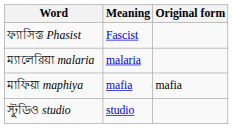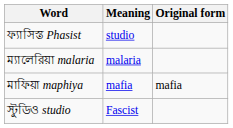(122, 35) Fascist -> (120, 35) studio
(120, 110) studio -> (122, 110) Fascist
